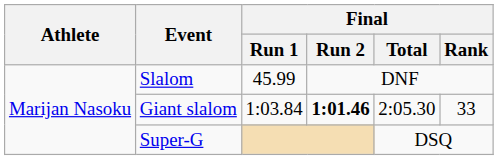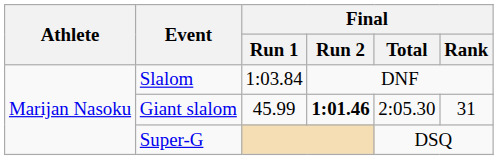(274, 79) 45.99 -> (274, 79) 1:03.84
(274, 109) 1:03.84 -> (274, 109) 45.99
(466, 109) 33 -> (466, 109) 31
